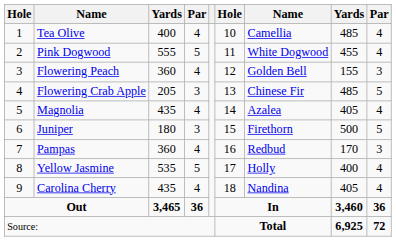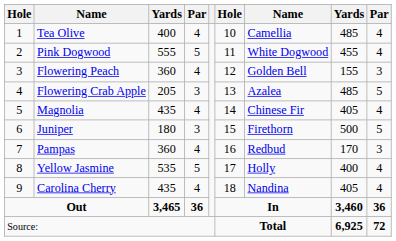(276, 91) Chinese Fir -> (264, 91) Azalea
(264, 110) Azalea -> (276, 110) Chinese Fir
